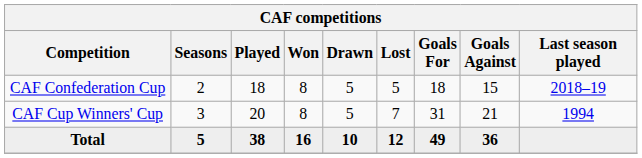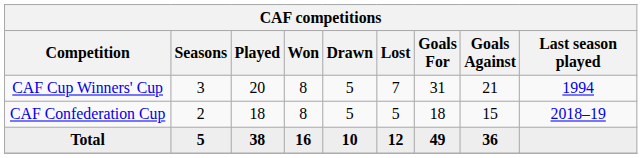rows swapped: (88, 114) <-> (88, 88)
